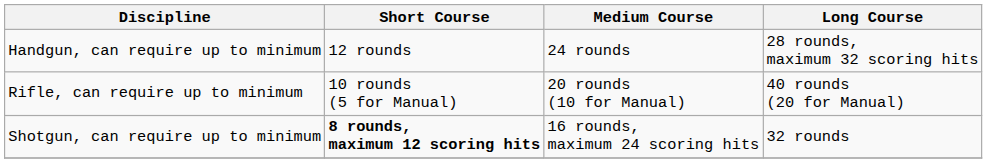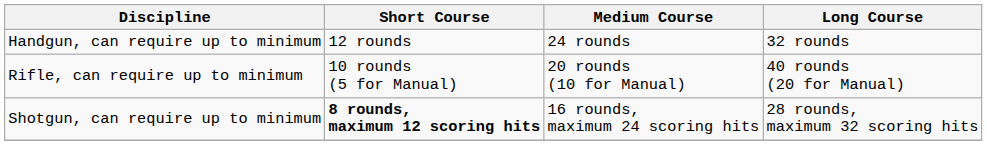(872, 51) 28 rounds, maximum 32 scoring hits -> (808, 42) 32 rounds
(808, 136) 32 rounds -> (872, 119) 28 rounds, maximum 32 scoring hits
